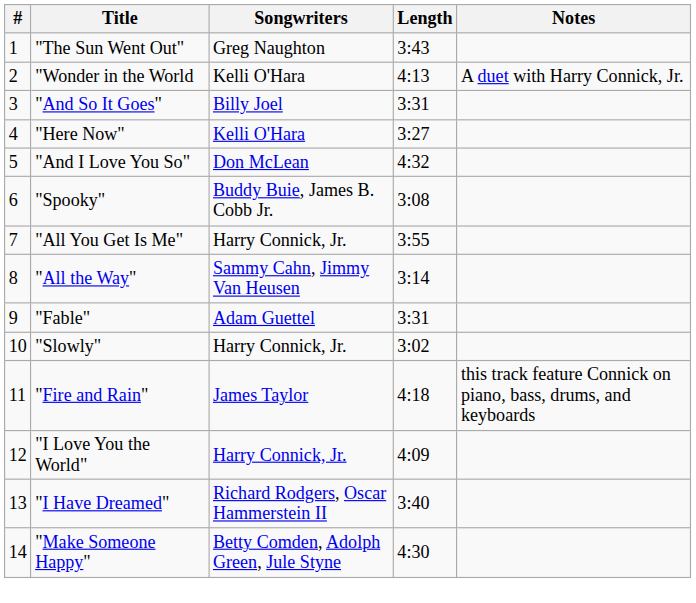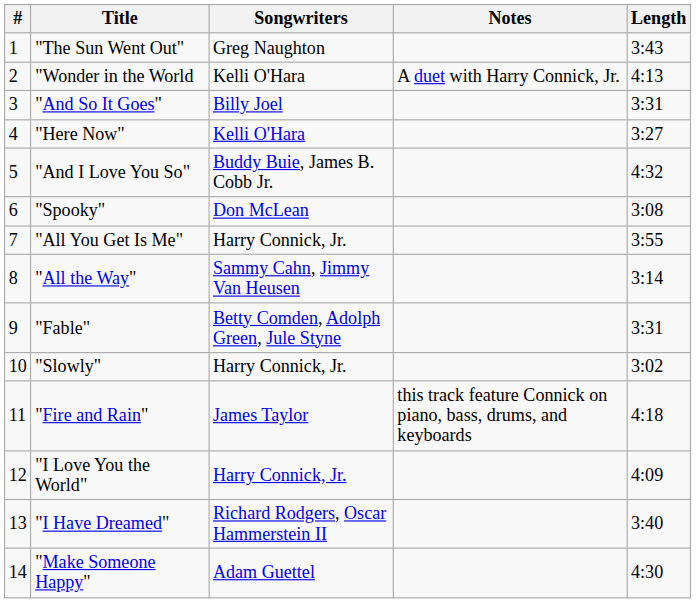columns swapped: (574, 18) <-> (425, 18)
(261, 162) Don McLean -> (294, 172) Buddy Buie, James B. Cobb Jr.
(294, 201) Buddy Buie, James B. Cobb Jr. -> (261, 211) Don McLean
(264, 317) Adam Guettel -> (297, 327) Betty Comden, Adolph Green, Jule Styne
(297, 552) Betty Comden, Adolph Green, Jule Styne -> (264, 572) Adam Guettel
